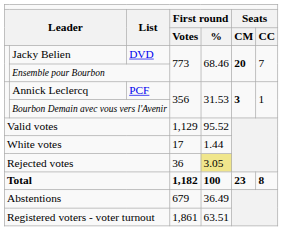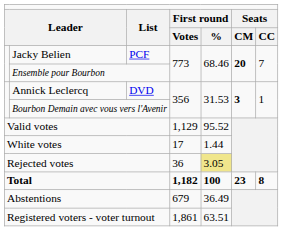(141, 54) DVD -> (139, 54) PCF
(139, 90) PCF -> (141, 90) DVD
